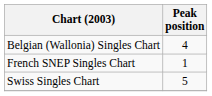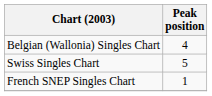rows swapped: (71, 63) <-> (53, 81)
